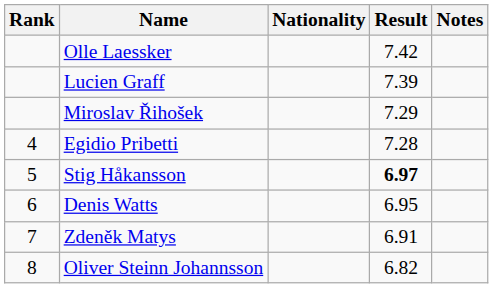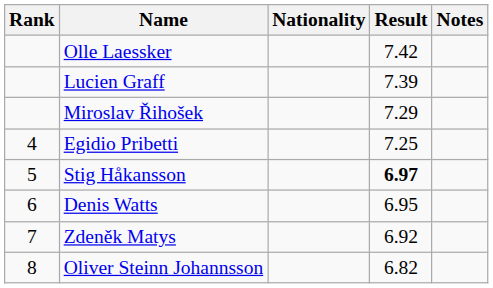(401, 143) 7.28 -> (401, 143) 7.25
(401, 236) 6.91 -> (401, 236) 6.92
